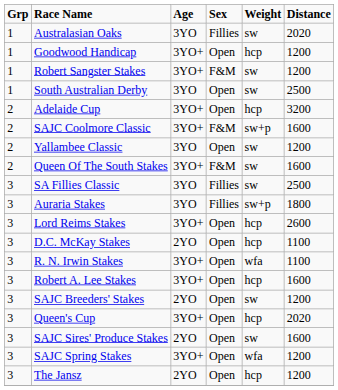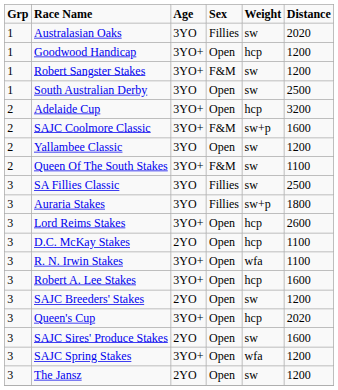(299, 166) 1600 -> (299, 166) 1100
(253, 375) hcp -> (251, 375) sw
